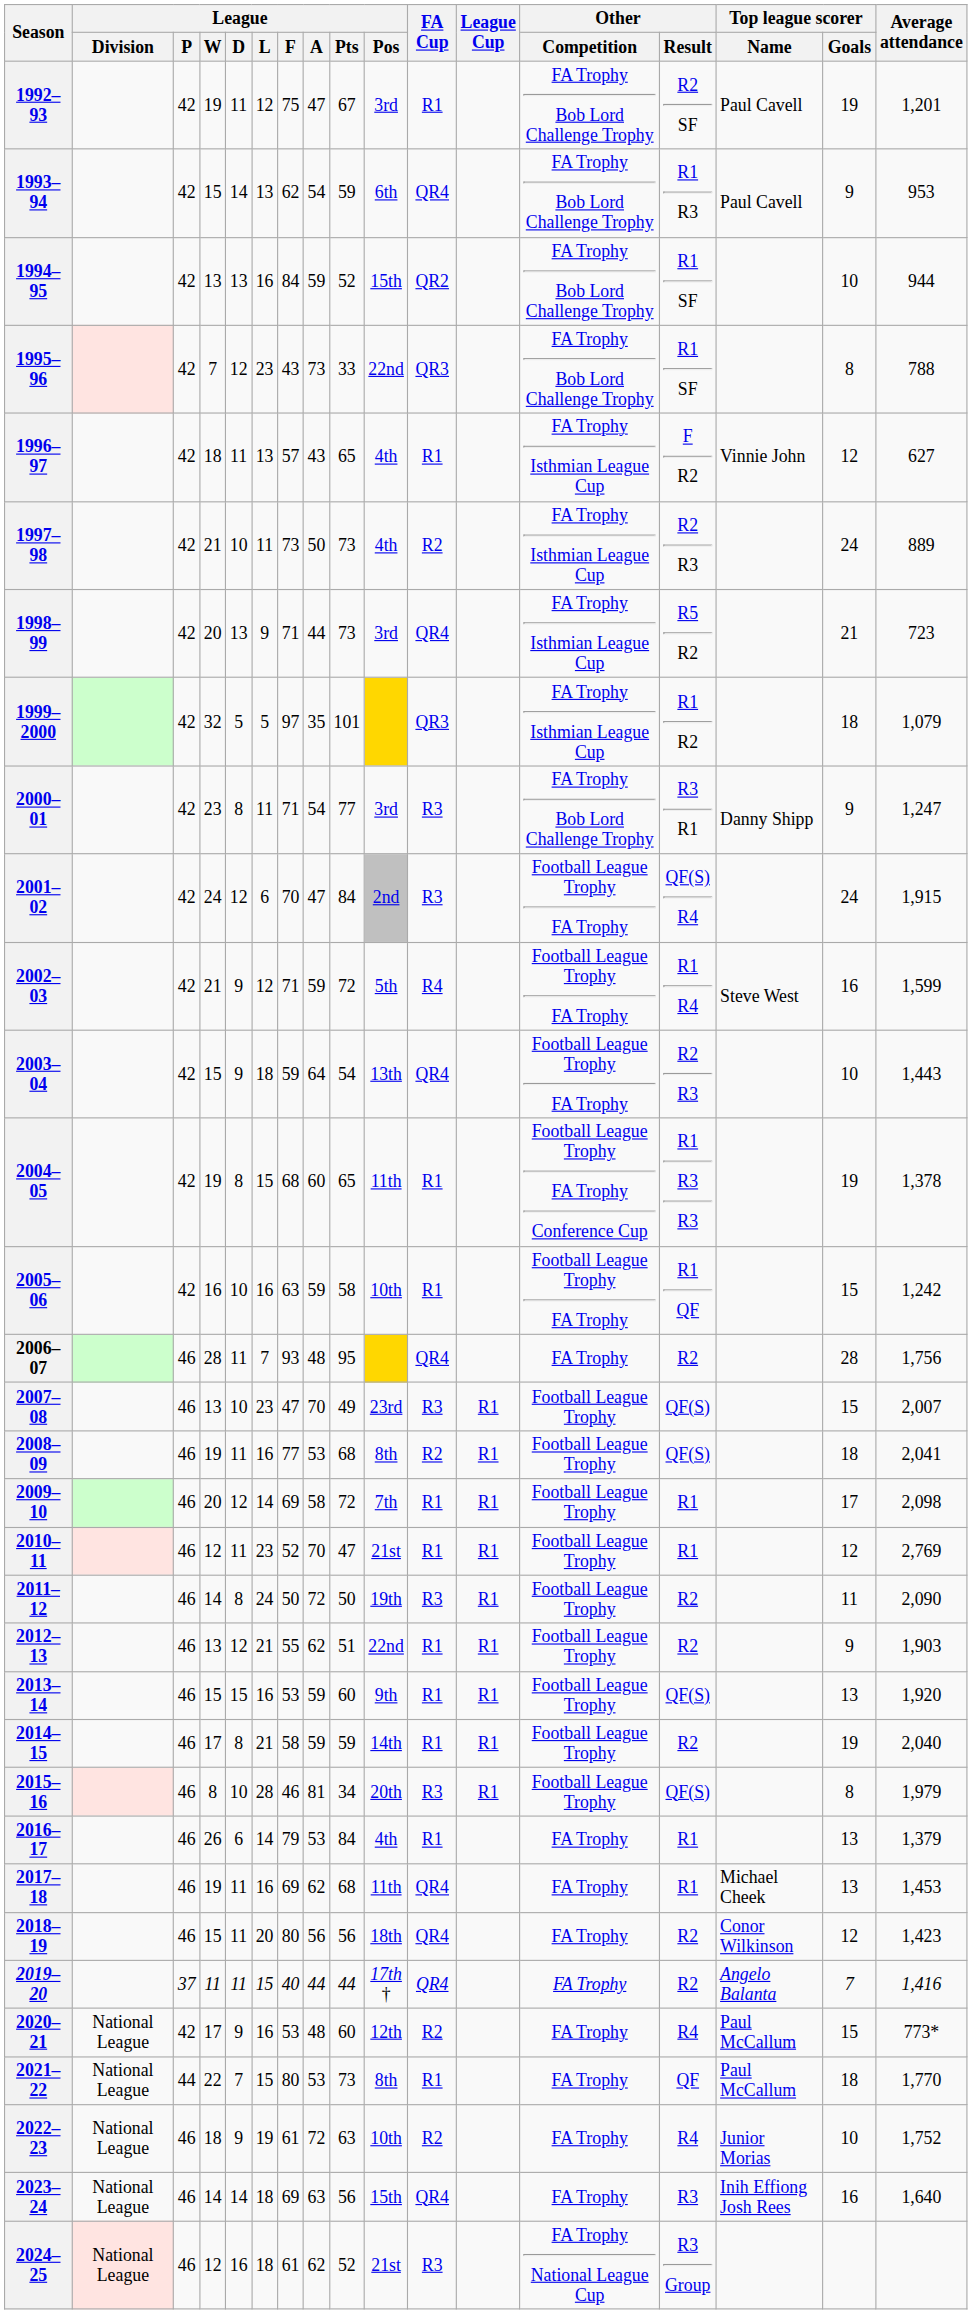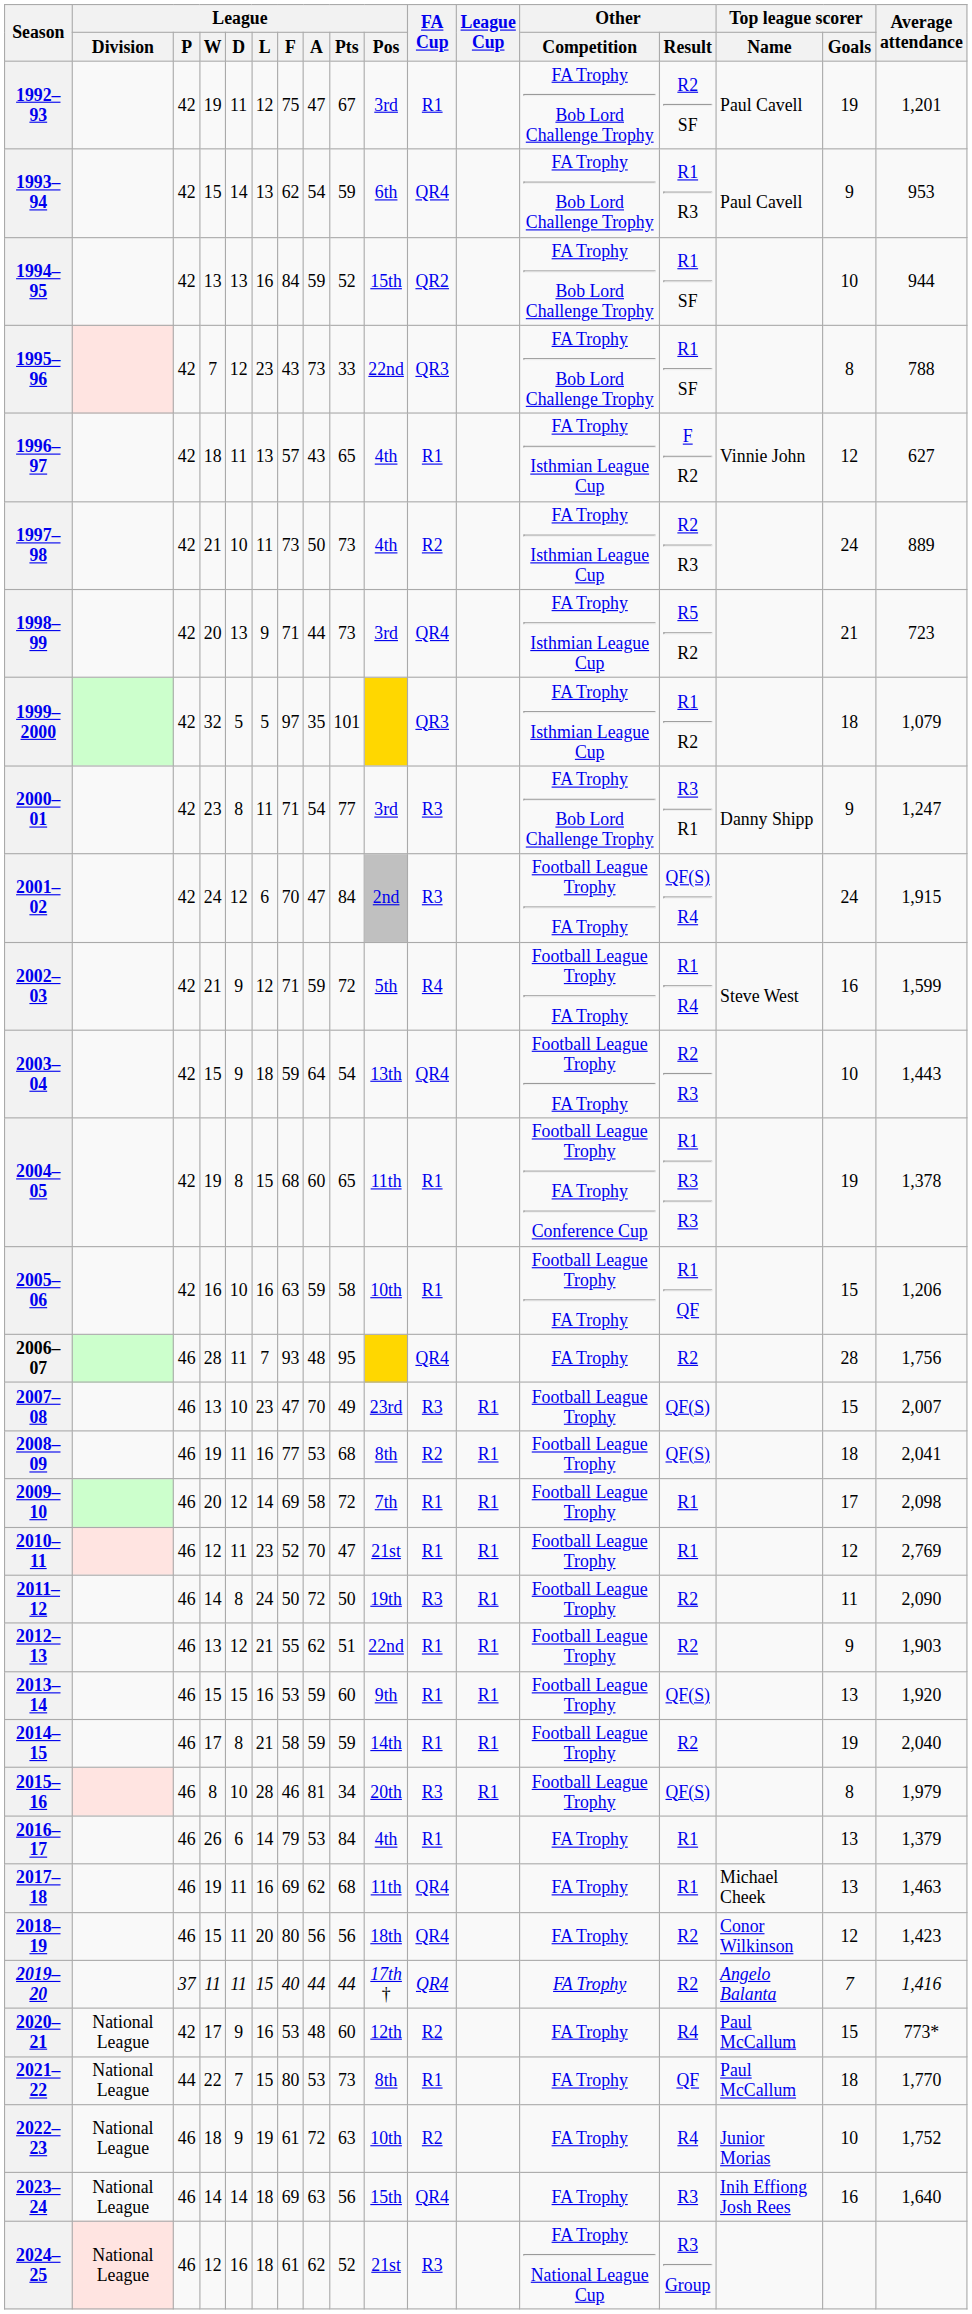(921, 1290) 1,242 -> (921, 1290) 1,206
(921, 1887) 1,453 -> (921, 1887) 1,463
